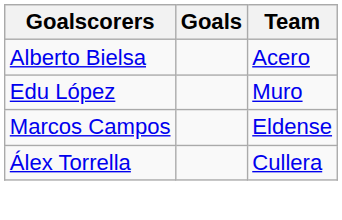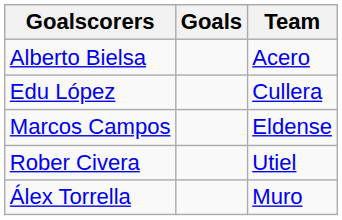(277, 92) Muro -> (287, 92) Cullera
+ row: (75, 162)
(287, 162) Cullera -> (277, 197) Muro
